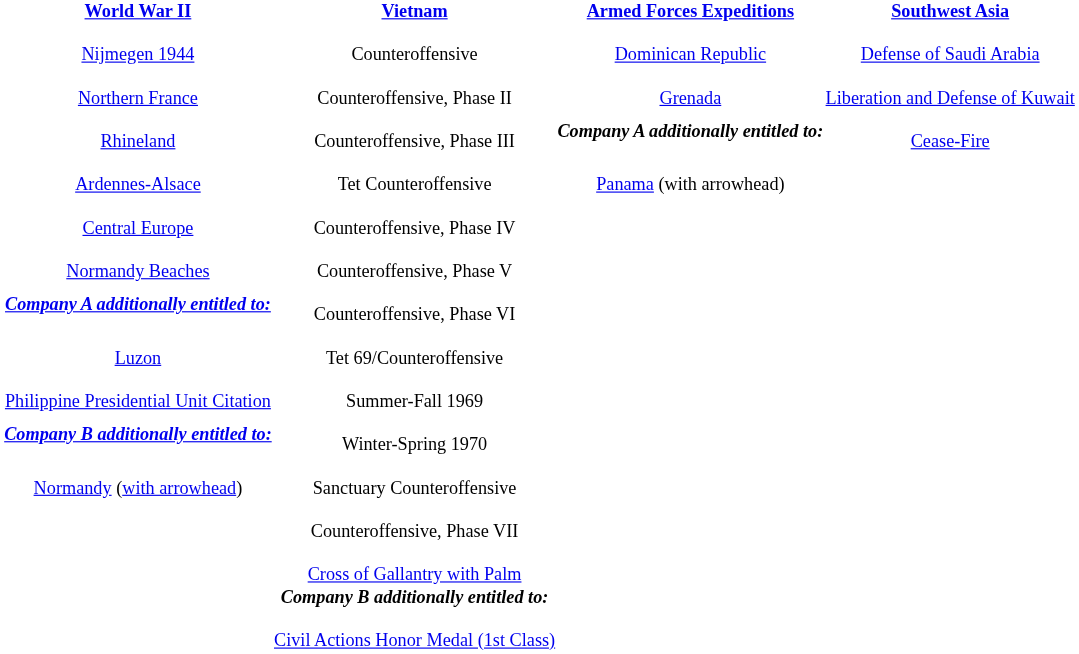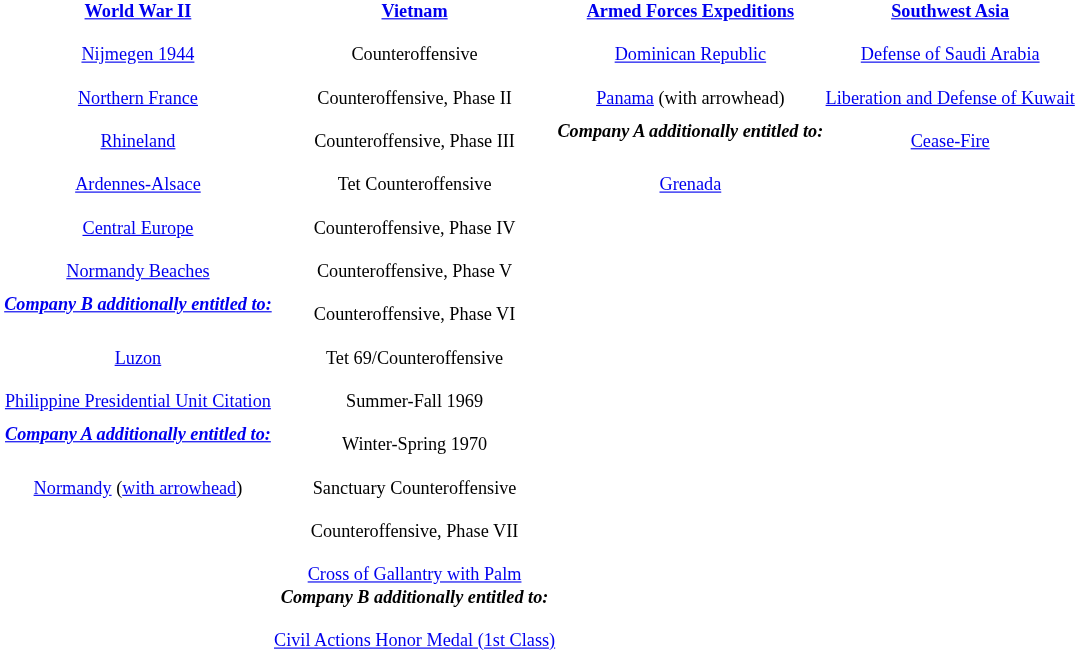(690, 97) Grenada -> (690, 97) Panama (with arrowhead)
(690, 184) Panama (with arrowhead) -> (690, 184) Grenada
(138, 304) Company A additionally entitled to: -> (138, 304) Company B additionally entitled to:
(138, 434) Company B additionally entitled to: -> (138, 434) Company A additionally entitled to:
